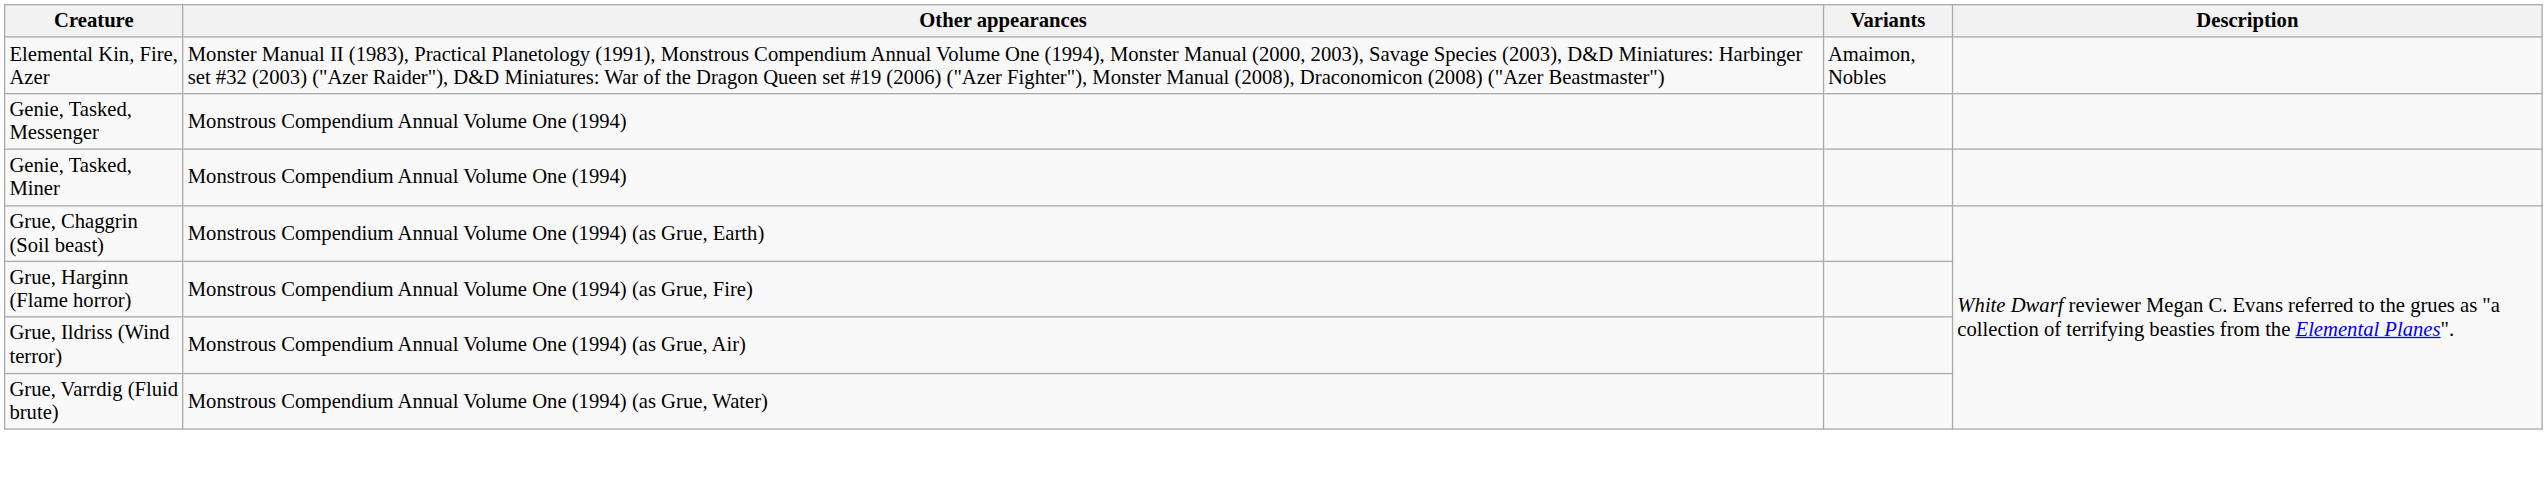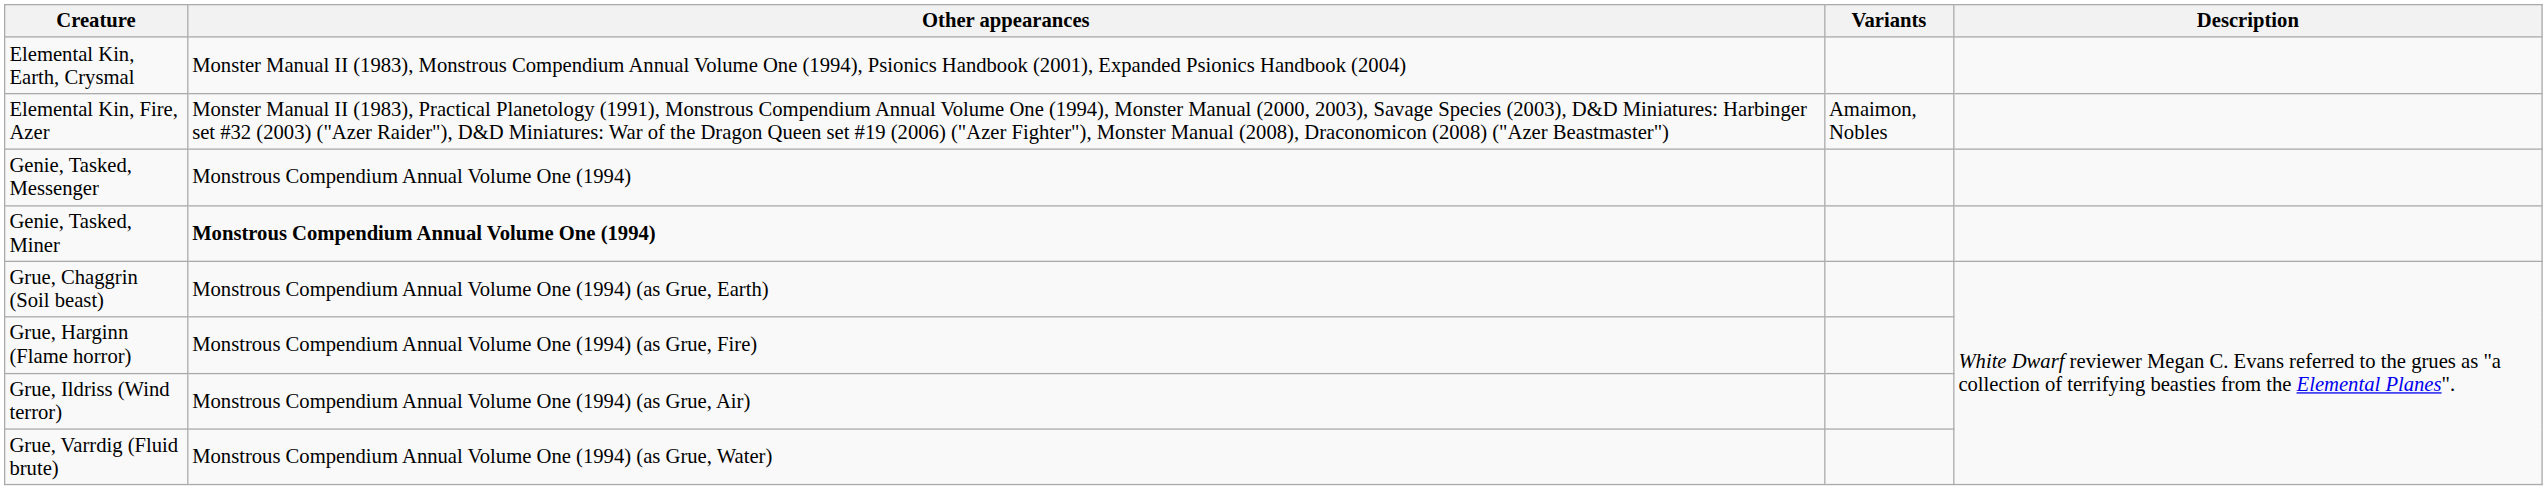+ row: (72, 65)
(407, 177) normal -> (424, 233) bold
